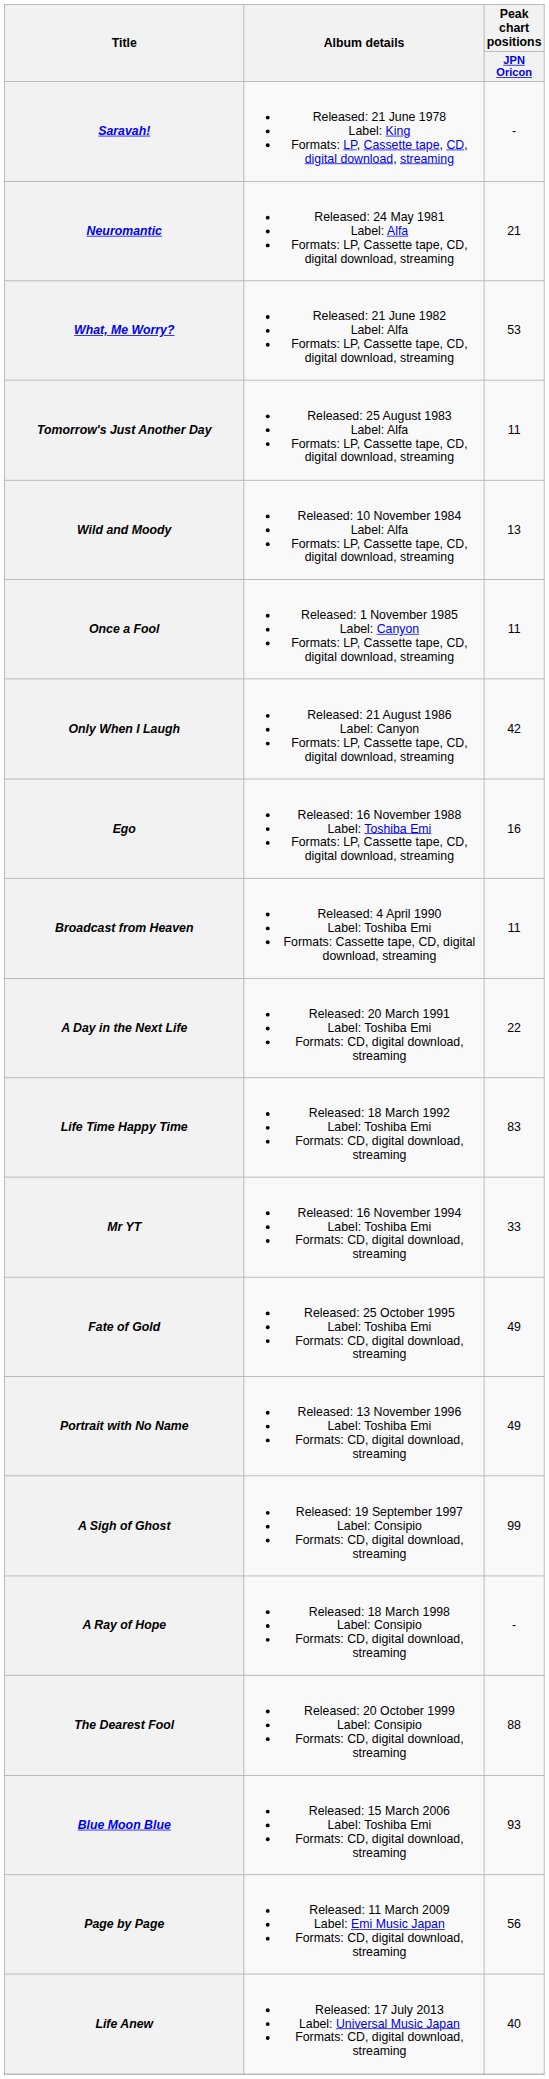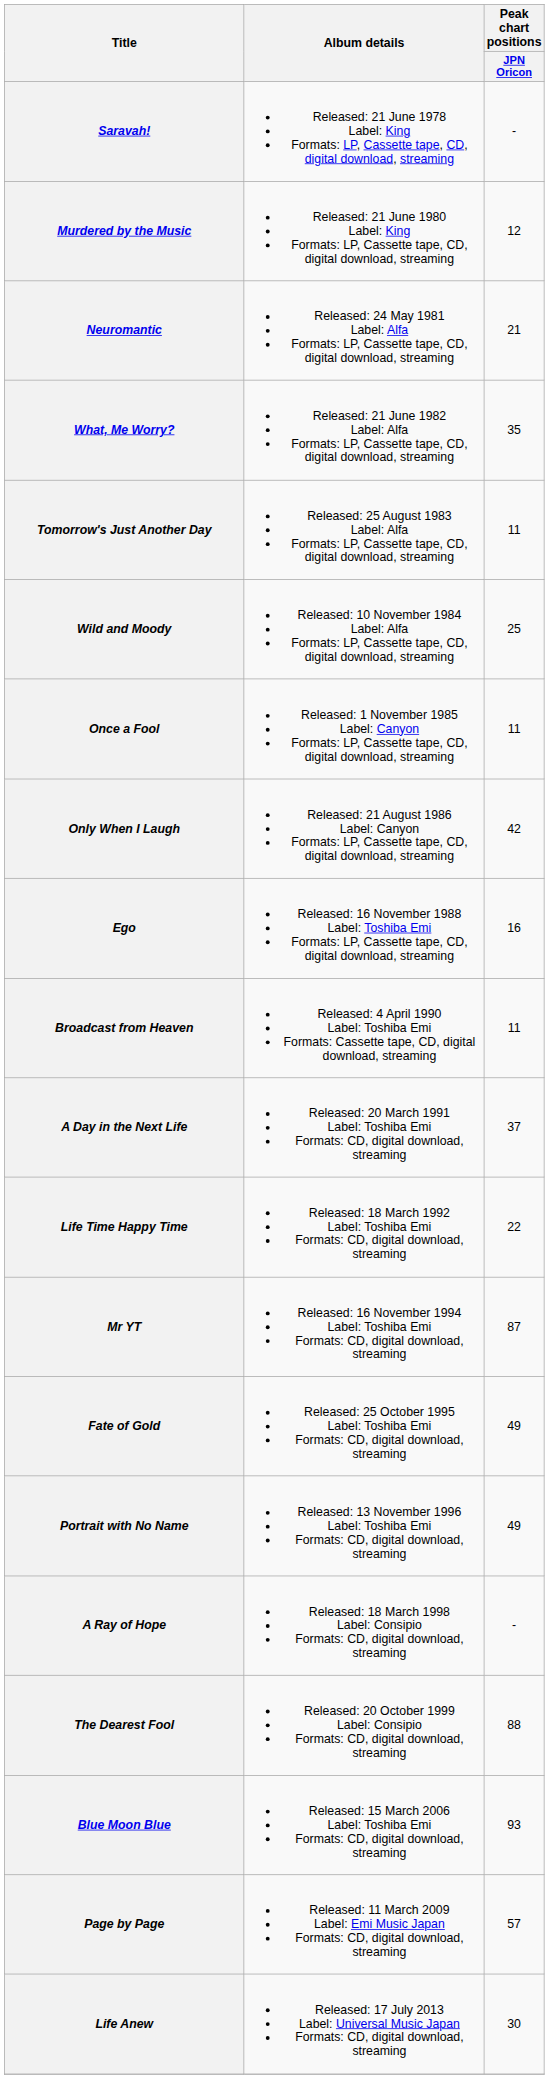+ row: (124, 231)
(514, 330) 53 -> (514, 430) 35
(514, 529) 13 -> (514, 629) 25
(514, 1027) 22 -> (514, 1127) 37
(514, 1127) 83 -> (514, 1227) 22
(514, 1227) 33 -> (514, 1326) 87
- row: (124, 1526)
(514, 1924) 56 -> (514, 1924) 57
(514, 2024) 40 -> (514, 2024) 30
